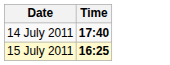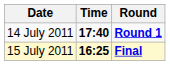+ column: (138, 13)
